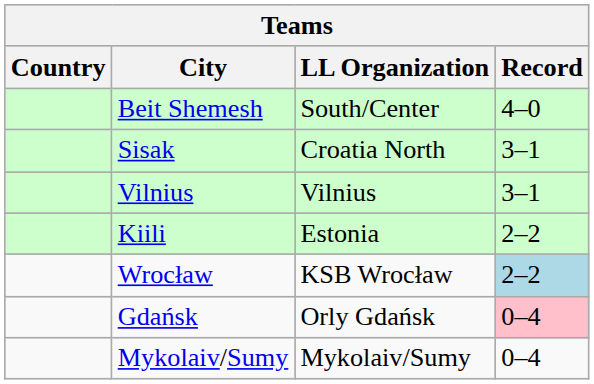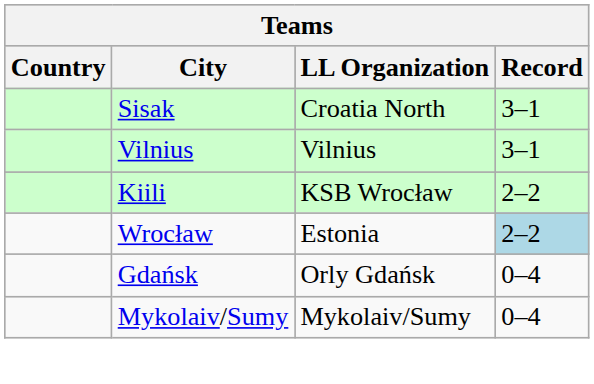- row: (190, 108)
(340, 233) Estonia -> (377, 191) KSB Wrocław
(377, 274) KSB Wrocław -> (340, 233) Estonia
(521, 316) pink background -> (521, 274) no background
